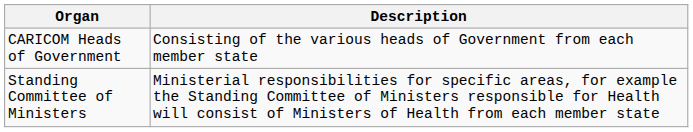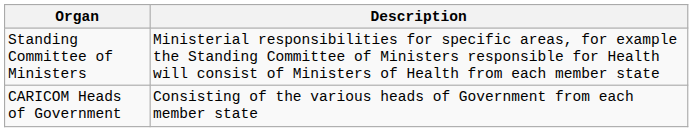rows swapped: (65, 49) <-> (60, 97)
